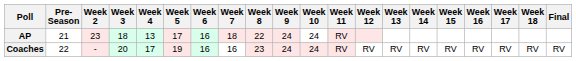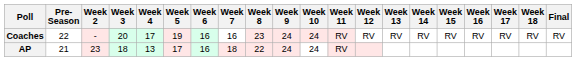rows swapped: (25, 36) <-> (25, 50)
